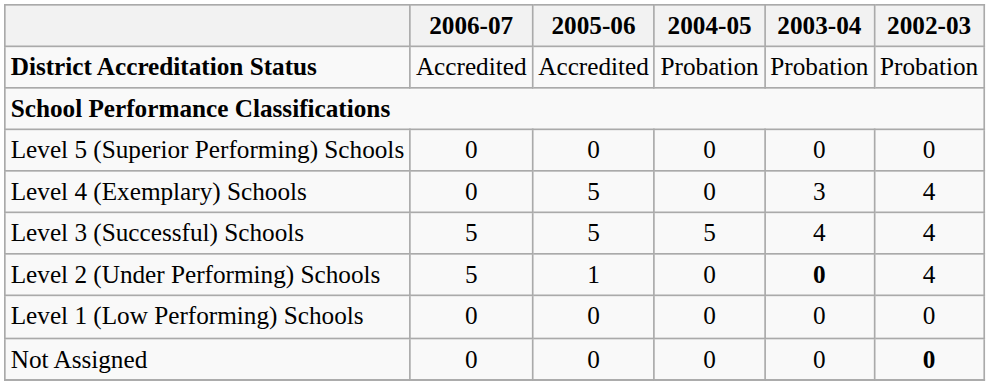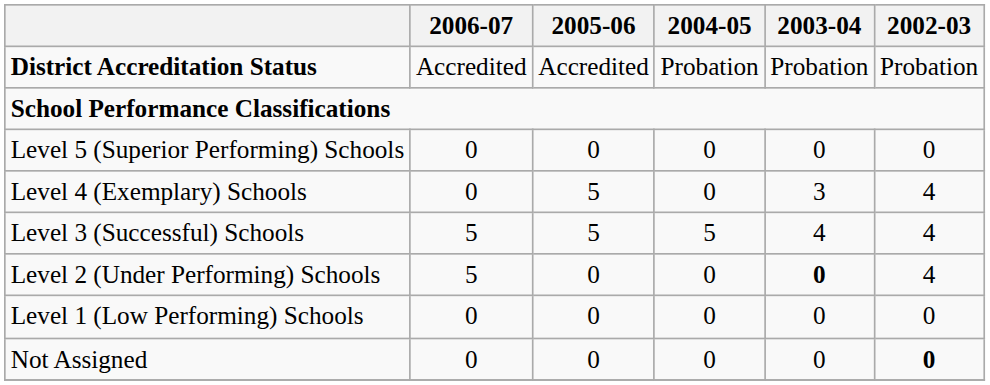(594, 275) 1 -> (594, 275) 0
